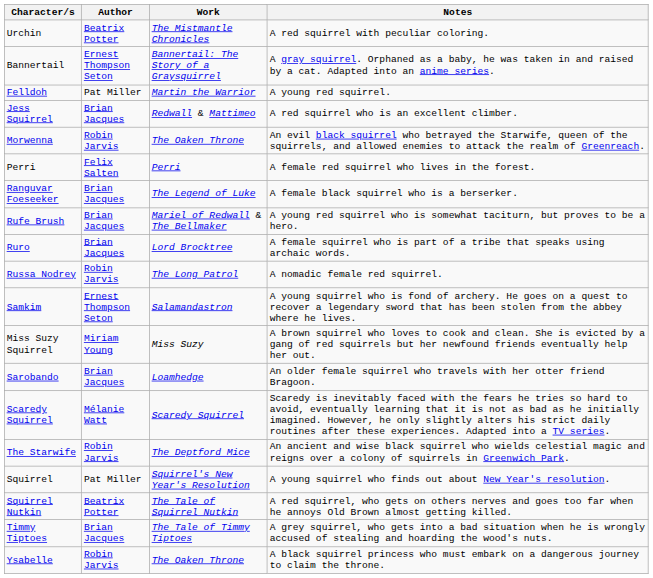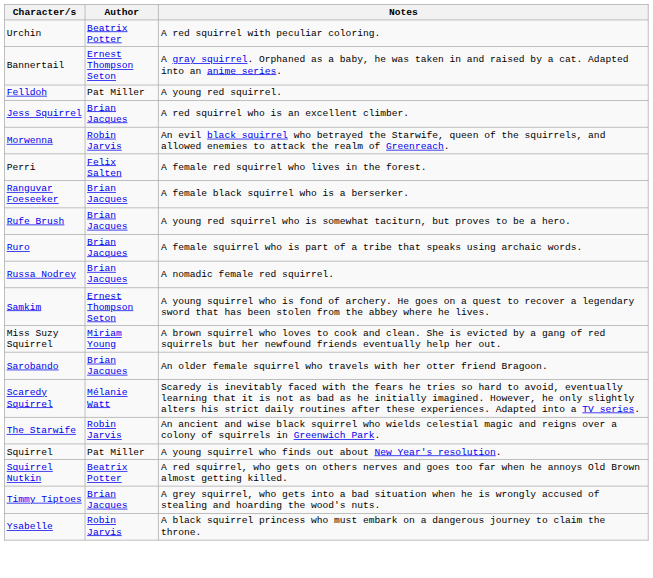- column: (208, 12)
(101, 274) Robin Jarvis -> (107, 274) Brian Jacques
